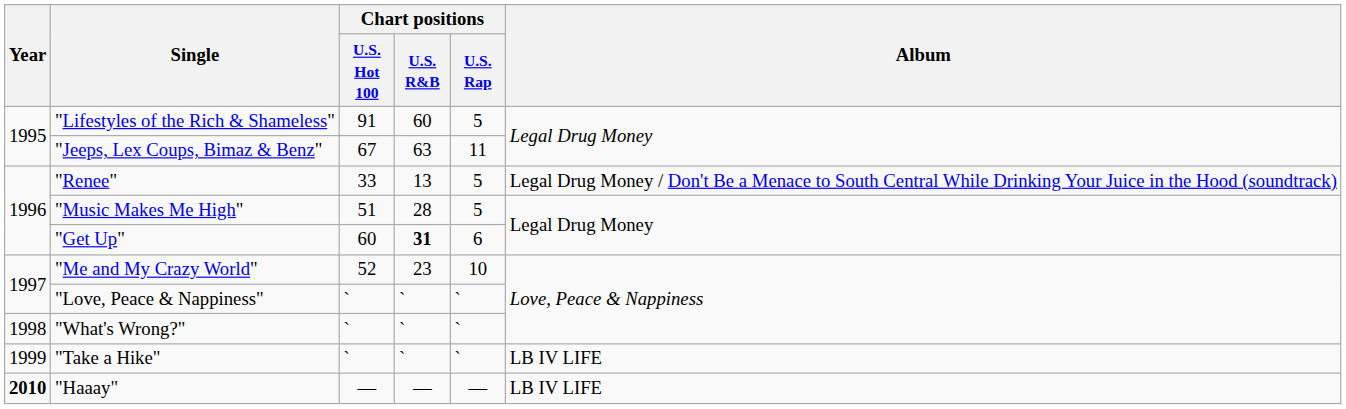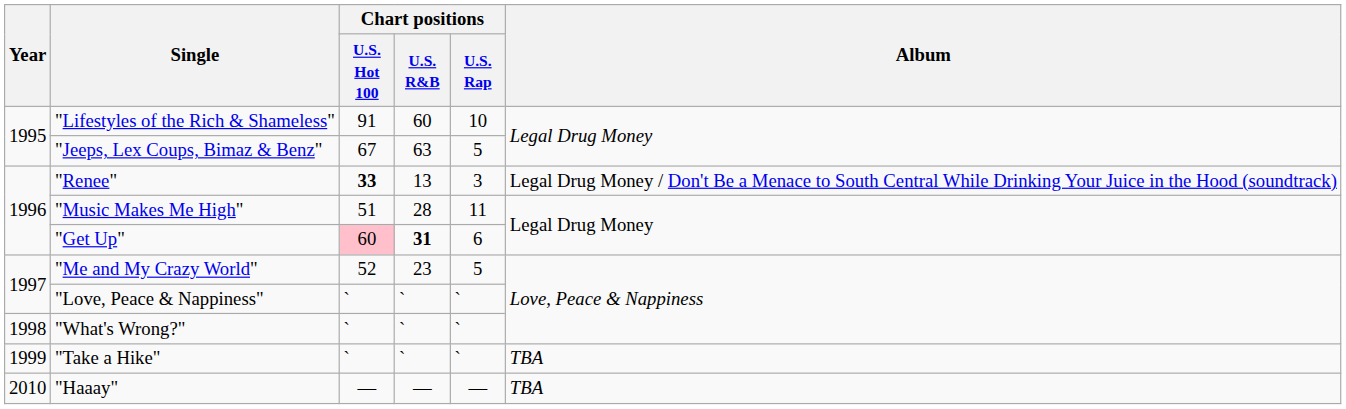(478, 120) 5 -> (478, 120) 10
(478, 150) 11 -> (478, 150) 5
(367, 180) normal -> (367, 180) bold
(478, 180) 5 -> (478, 180) 3
(478, 209) 5 -> (478, 209) 11
(367, 239) no background -> (367, 239) pink background
(478, 269) 10 -> (478, 269) 5
(556, 358) LB IV LIFE -> (526, 358) TBA
(28, 388) bold -> (28, 388) normal
(556, 388) LB IV LIFE -> (526, 388) TBA
